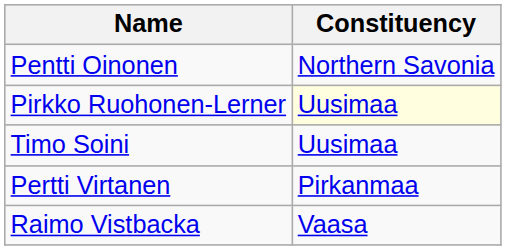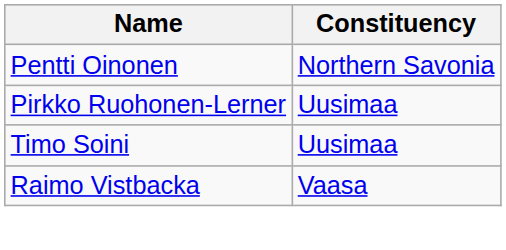(348, 104) lightyellow background -> (348, 104) no background
- row: (90, 184)
